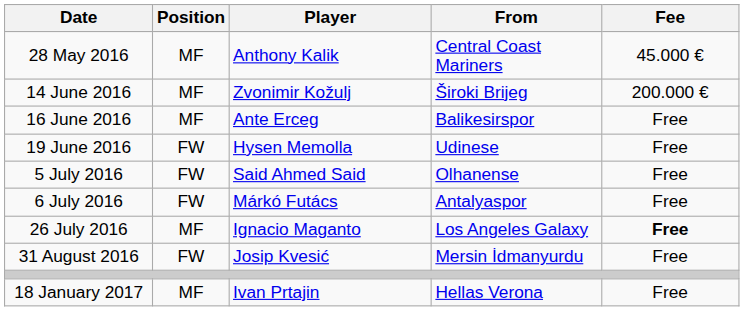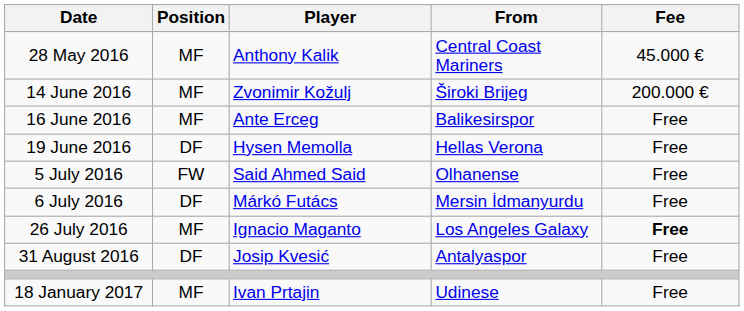(191, 147) FW -> (191, 147) DF
(467, 147) Udinese -> (489, 147) Hellas Verona
(191, 202) FW -> (191, 202) DF
(481, 202) Antalyaspor -> (509, 202) Mersin İdmanyurdu
(191, 256) FW -> (191, 256) DF
(509, 256) Mersin İdmanyurdu -> (481, 256) Antalyaspor
(489, 292) Hellas Verona -> (467, 292) Udinese
